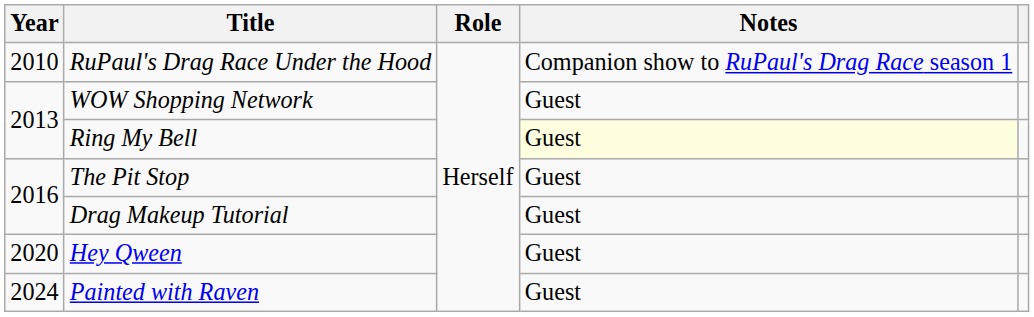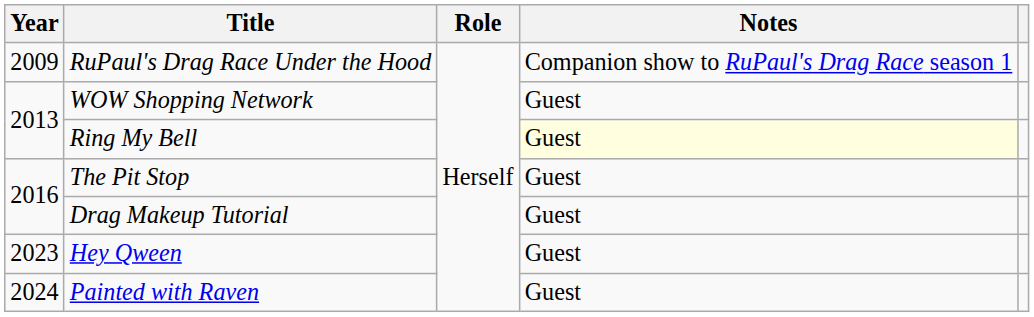(34, 61) 2010 -> (34, 61) 2009
(34, 253) 2020 -> (34, 253) 2023
